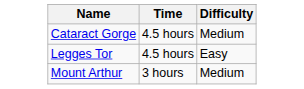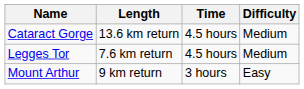+ column: (139, 14)
(214, 53) Easy -> (265, 53) Medium
(222, 73) Medium -> (257, 73) Easy
